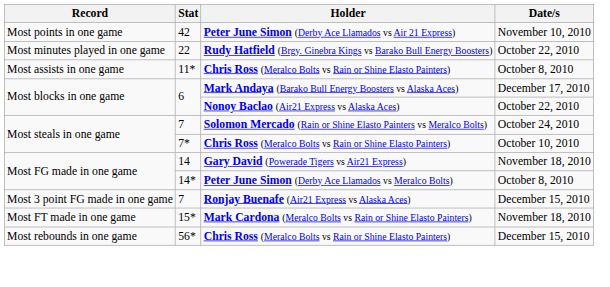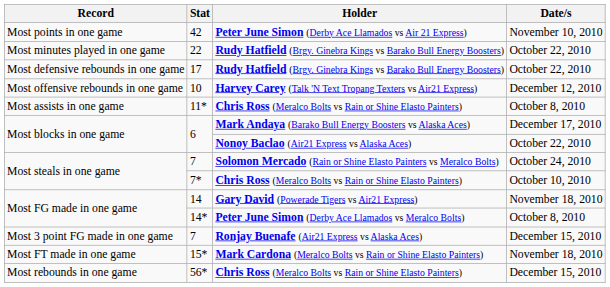+ row: (196, 69)
+ row: (196, 87)
